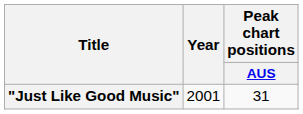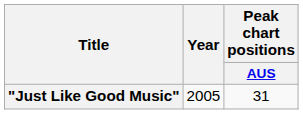(203, 96) 2001 -> (203, 96) 2005
